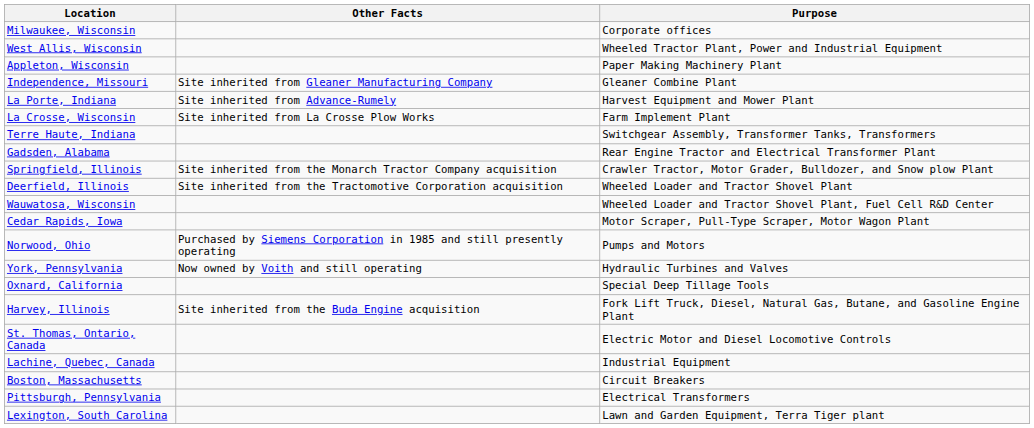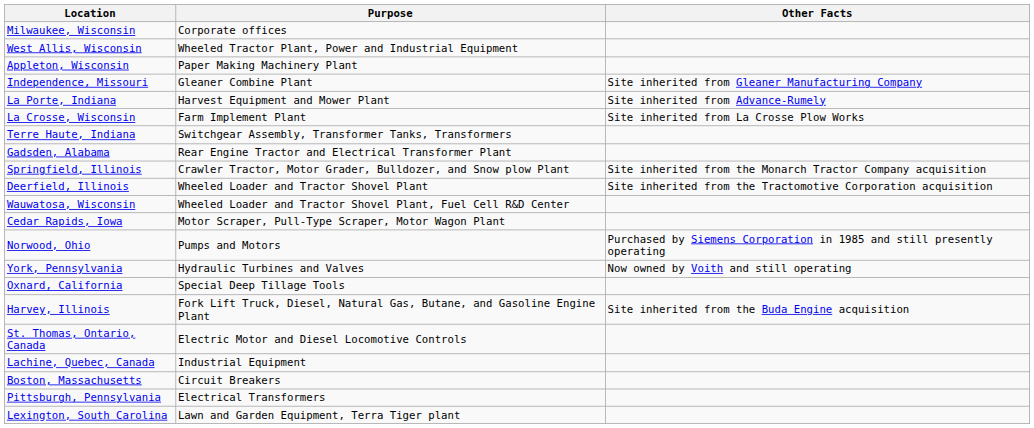columns swapped: (815, 13) <-> (388, 13)
